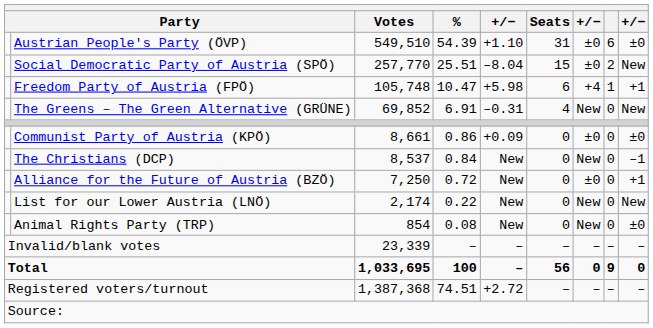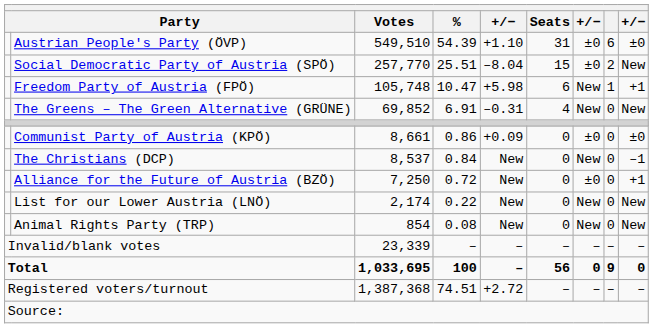(592, 87) +4 -> (588, 87) New
(637, 225) ±0 -> (633, 225) New
